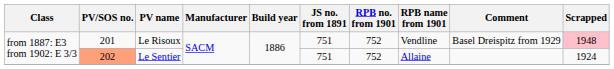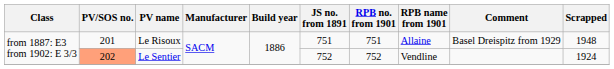(374, 40) 752 -> (374, 40) 751
(419, 40) Vendline -> (416, 40) Allaine
(586, 40) pink background -> (586, 40) no background
(325, 56) 751 -> (325, 56) 752
(416, 56) Allaine -> (419, 56) Vendline
